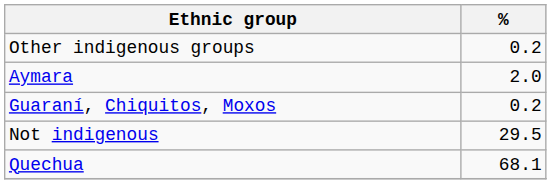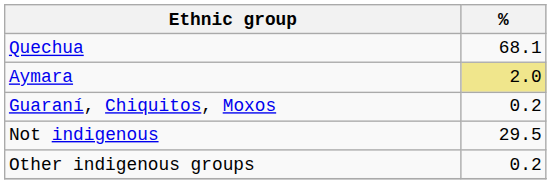rows swapped: (46, 164) <-> (132, 48)
(526, 77) no background -> (526, 77) khaki background
